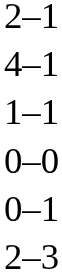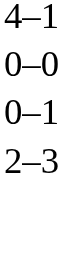- row: (32, 15)
- row: (32, 112)
